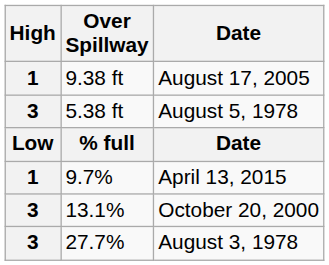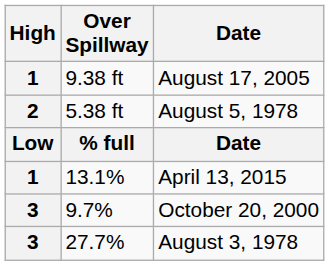(33, 111) 3 -> (33, 111) 2
(89, 177) 9.7% -> (95, 177) 13.1%
(95, 210) 13.1% -> (89, 210) 9.7%
